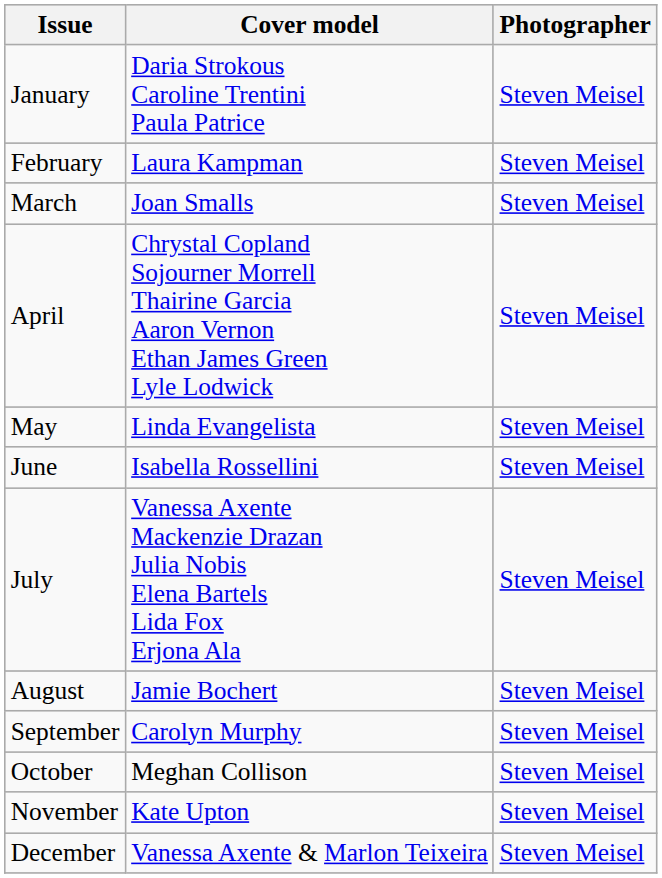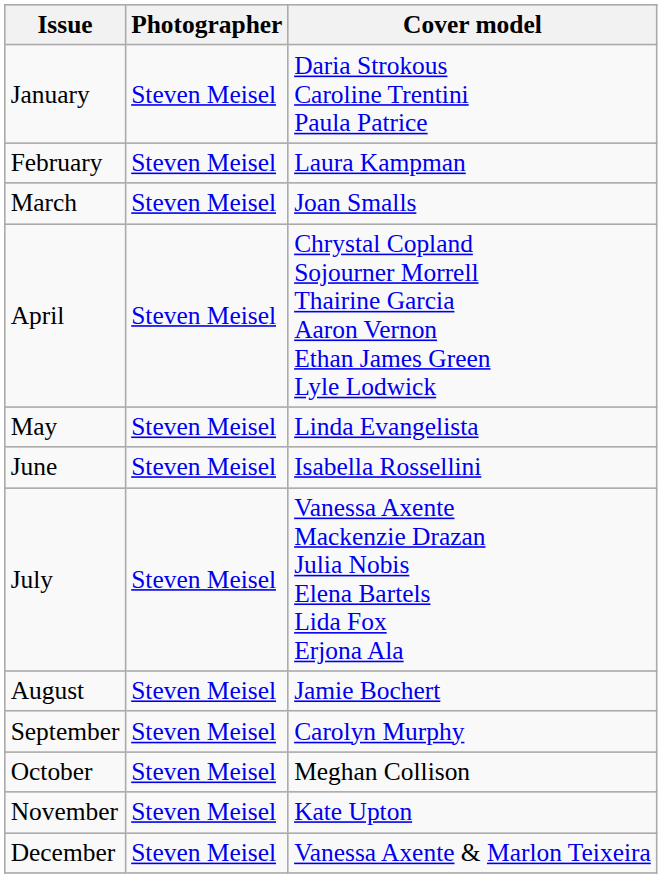columns swapped: (310, 24) <-> (575, 24)
